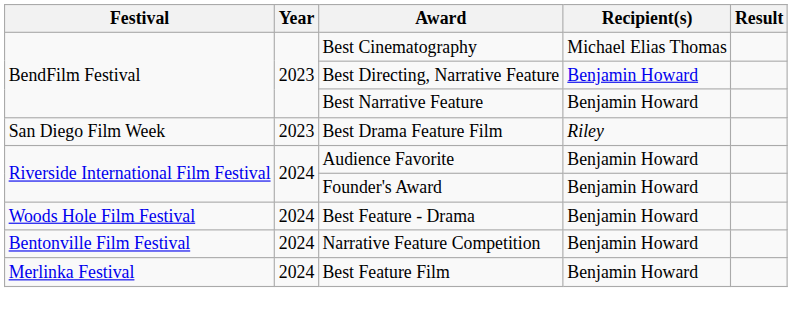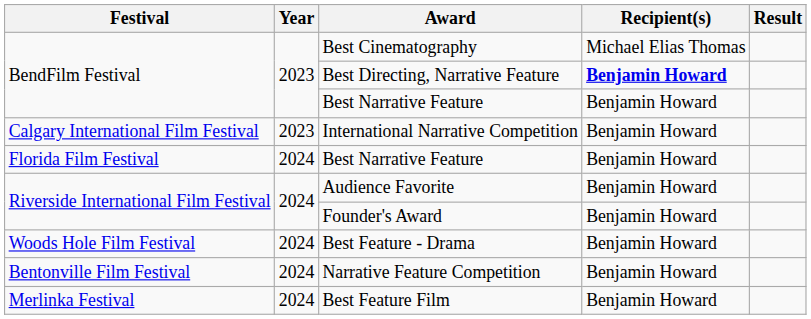(633, 74) normal -> (656, 74) bold
+ row: (134, 131)
- row: (87, 131)
+ row: (84, 159)
